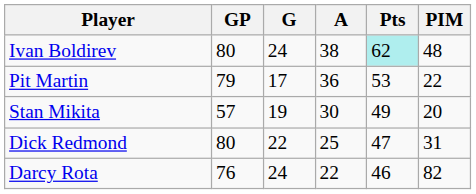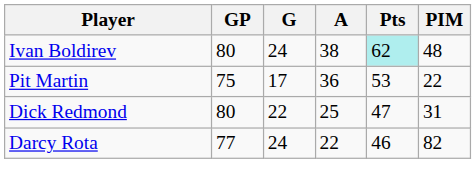(226, 81) 79 -> (226, 81) 75
- row: (55, 111)
(226, 173) 76 -> (226, 142) 77
